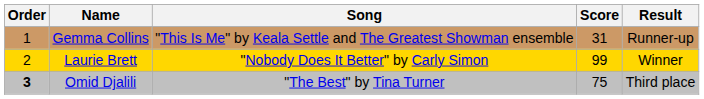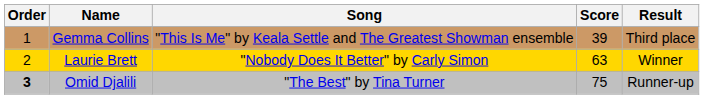(600, 37) 31 -> (600, 37) 39
(660, 37) Runner-up -> (660, 37) Third place
(600, 60) 99 -> (600, 60) 63
(660, 82) Third place -> (660, 82) Runner-up
